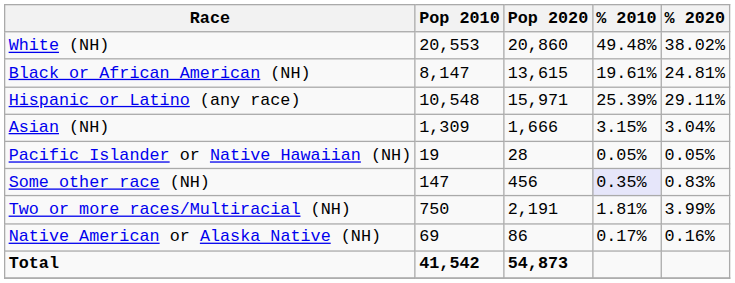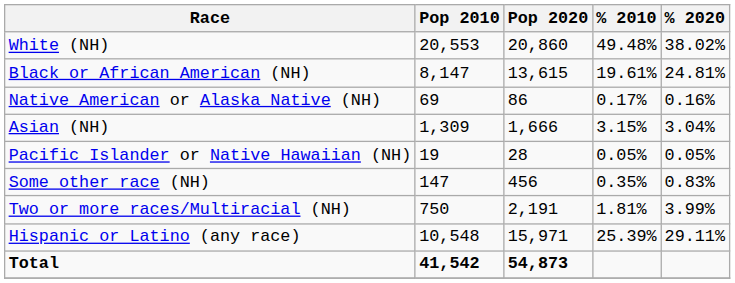rows swapped: (195, 237) <-> (155, 100)
(621, 182) lavender background -> (621, 182) no background
